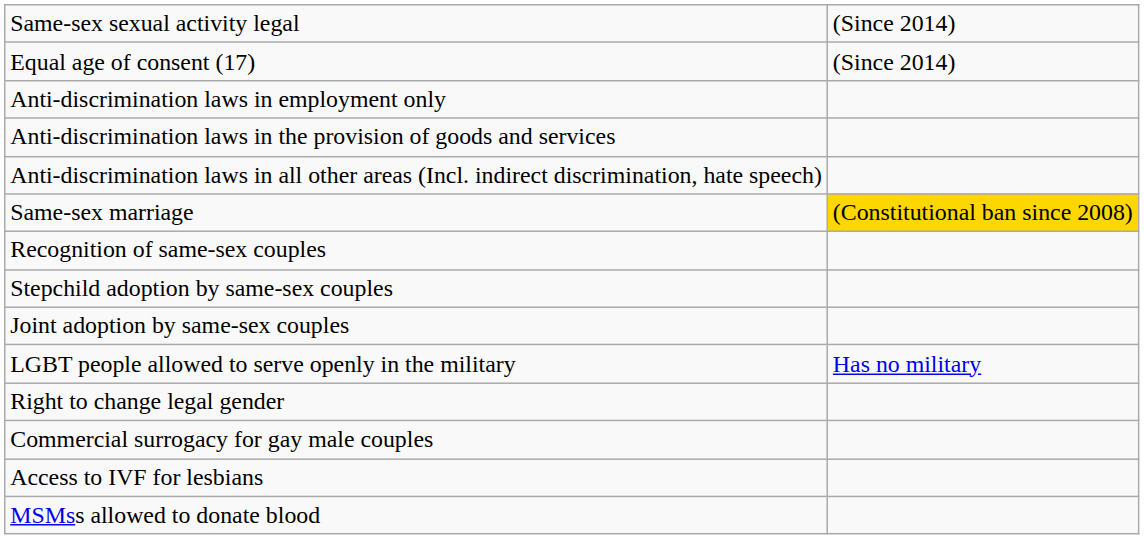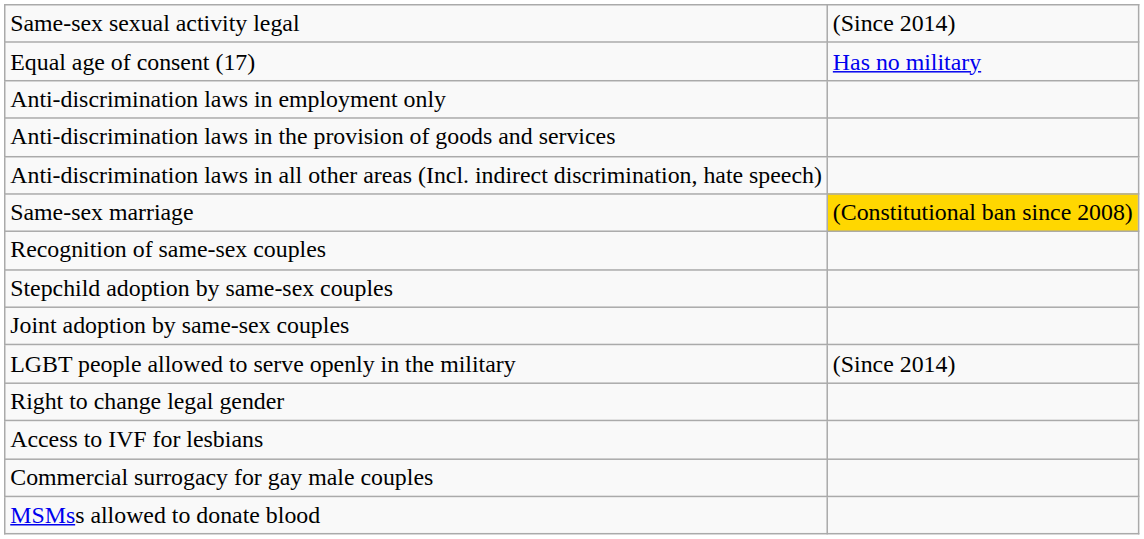(894, 61) (Since 2014) -> (907, 61) Has no military
(907, 363) Has no military -> (894, 363) (Since 2014)
rows swapped: (137, 477) <-> (222, 439)
